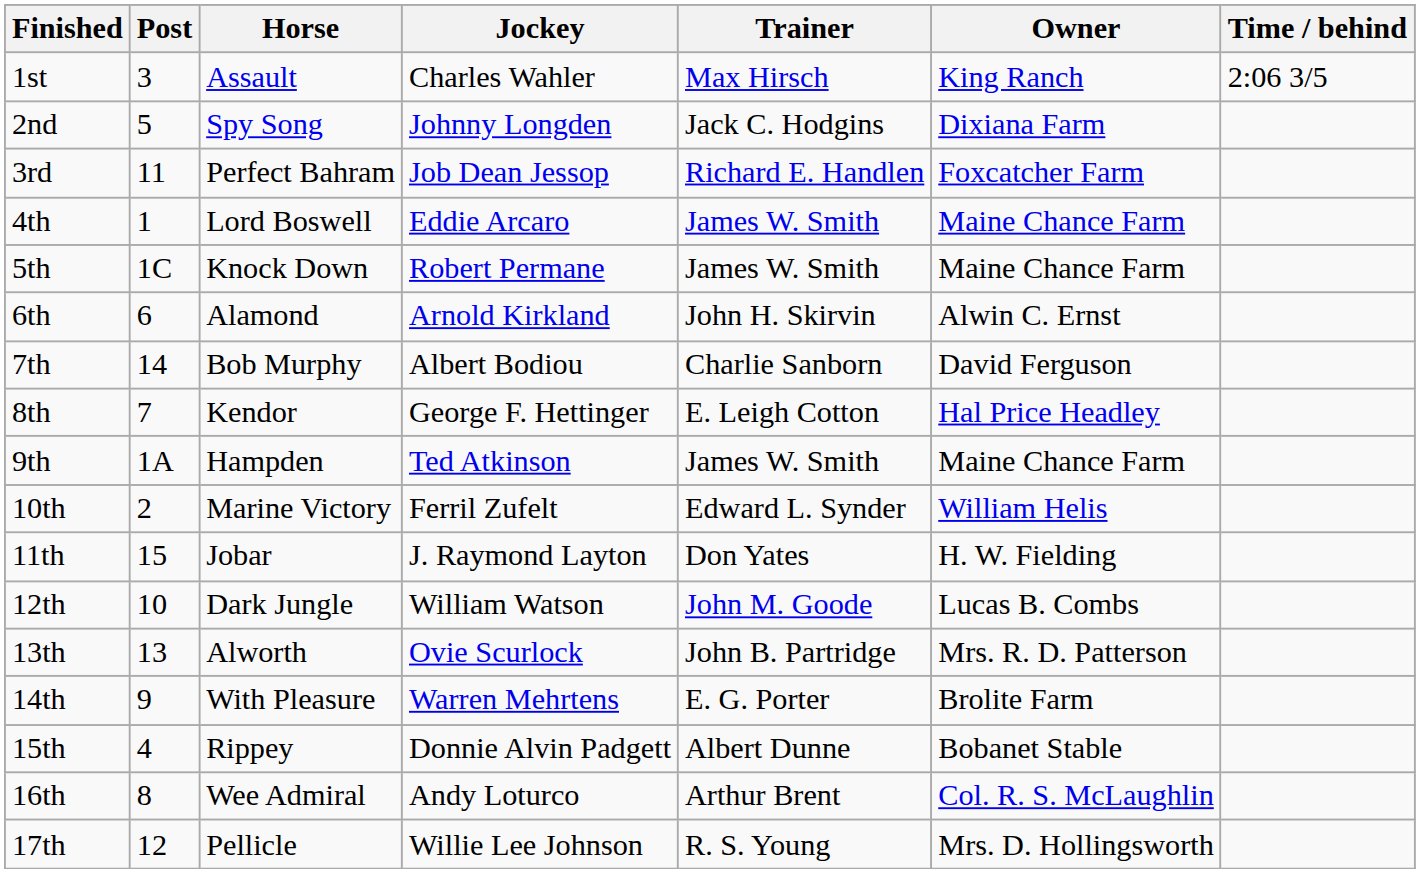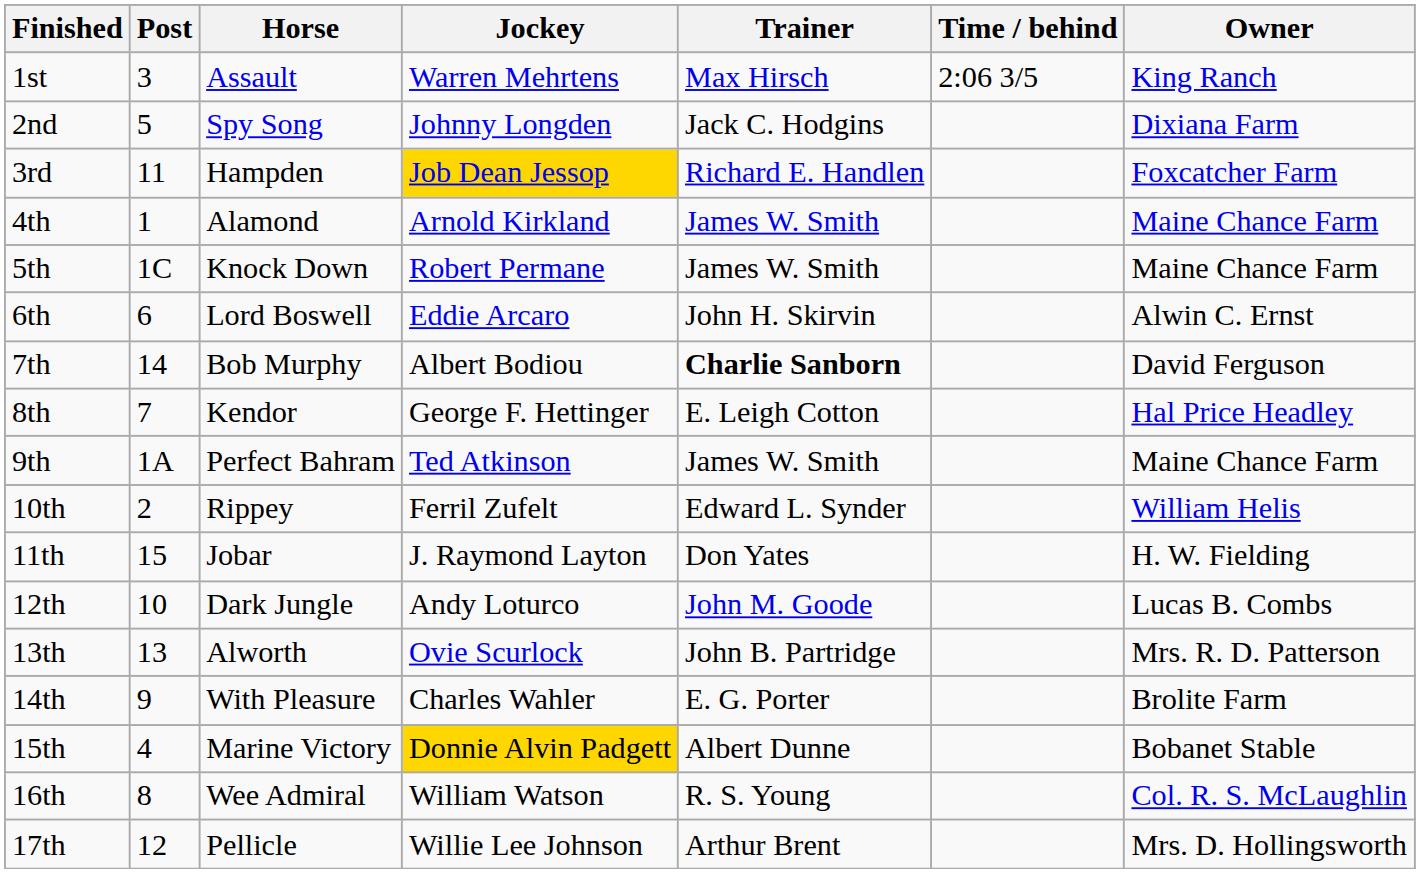columns swapped: (1076, 28) <-> (1317, 28)
(502, 76) Charles Wahler -> (514, 76) Warren Mehrtens
(301, 172) Perfect Bahram -> (265, 172) Hampden
(509, 172) no background -> (509, 172) gold background
(289, 220) Lord Boswell -> (262, 220) Alamond
(489, 220) Eddie Arcaro -> (509, 220) Arnold Kirkland
(262, 316) Alamond -> (289, 316) Lord Boswell
(509, 316) Arnold Kirkland -> (489, 316) Eddie Arcaro
(784, 364) normal -> (793, 364) bold
(265, 460) Hampden -> (301, 460) Perfect Bahram
(299, 508) Marine Victory -> (250, 508) Rippey
(506, 603) William Watson -> (494, 603) Andy Loturco
(514, 699) Warren Mehrtens -> (502, 699) Charles Wahler
(250, 747) Rippey -> (299, 747) Marine Victory
(540, 747) no background -> (540, 747) gold background
(494, 795) Andy Loturco -> (506, 795) William Watson
(763, 795) Arthur Brent -> (758, 795) R. S. Young
(758, 843) R. S. Young -> (763, 843) Arthur Brent
